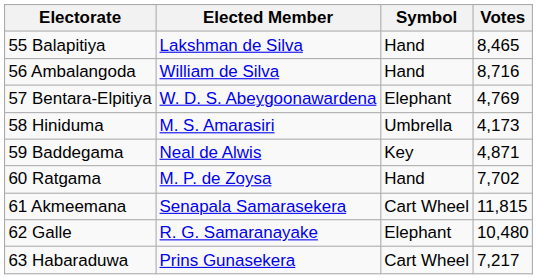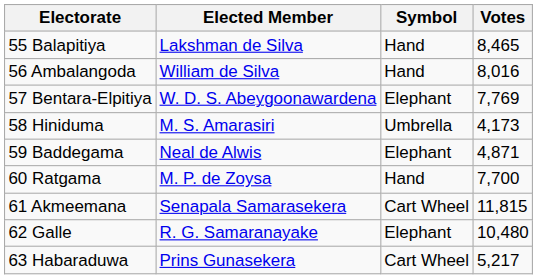(498, 71) 8,716 -> (498, 71) 8,016
(498, 98) 4,769 -> (498, 98) 7,769
(399, 152) Key -> (418, 152) Elephant
(498, 179) 7,702 -> (498, 179) 7,700
(498, 260) 7,217 -> (498, 260) 5,217
